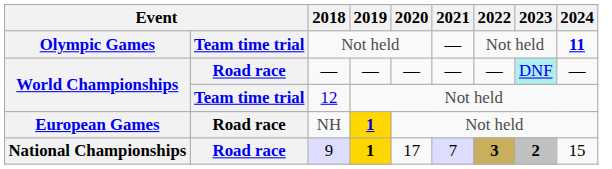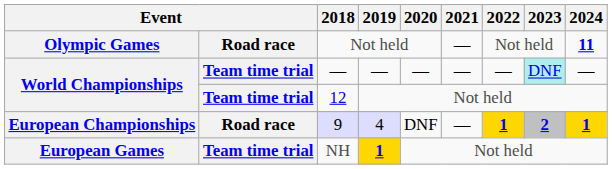(249, 44) Team time trial -> (258, 44) Road race
(249, 71) Road race -> (258, 71) Team time trial
+ row: (102, 124)
(249, 124) Road race -> (258, 151) Team time trial
- row: (97, 151)
